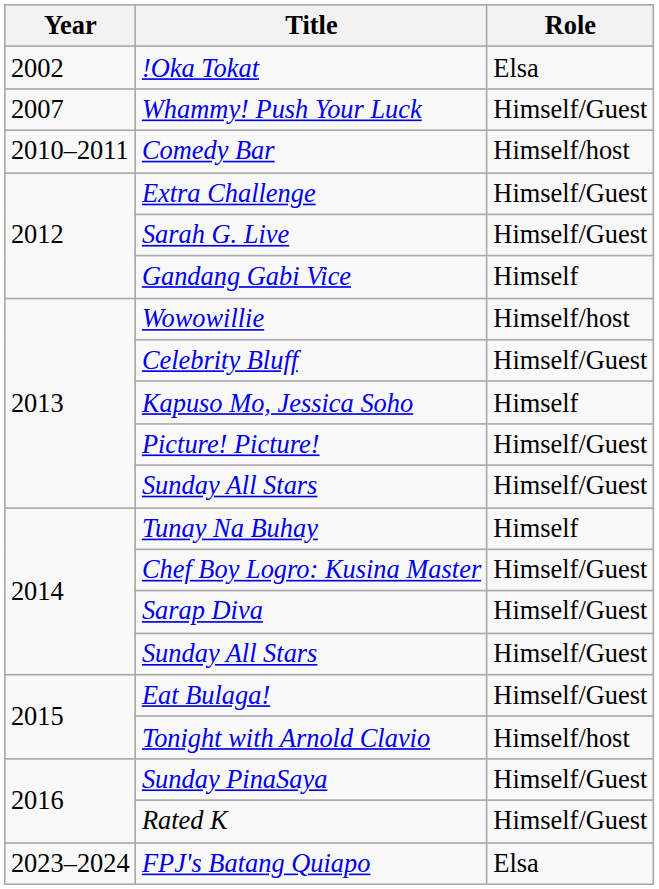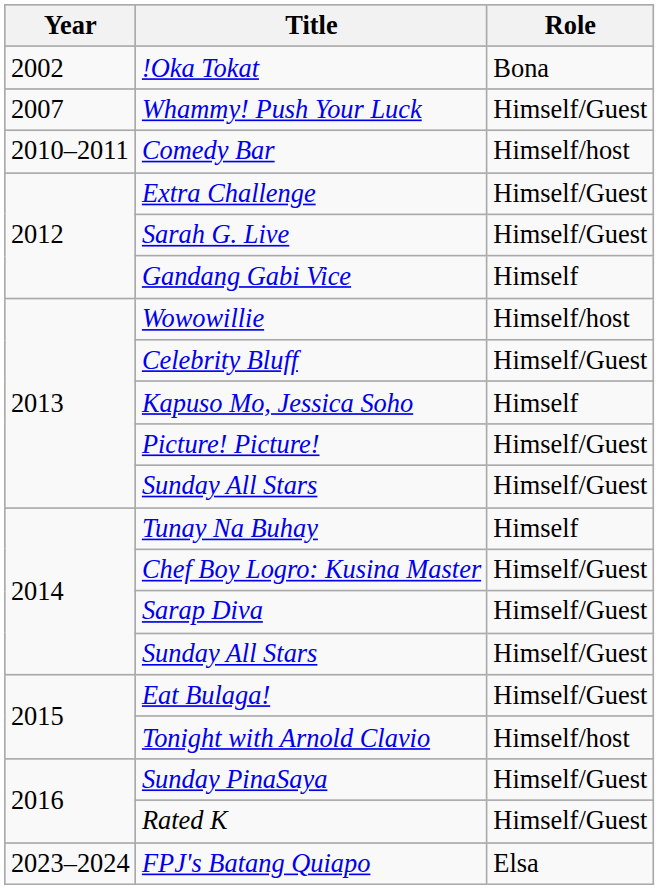(516, 67) Elsa -> (521, 67) Bona
